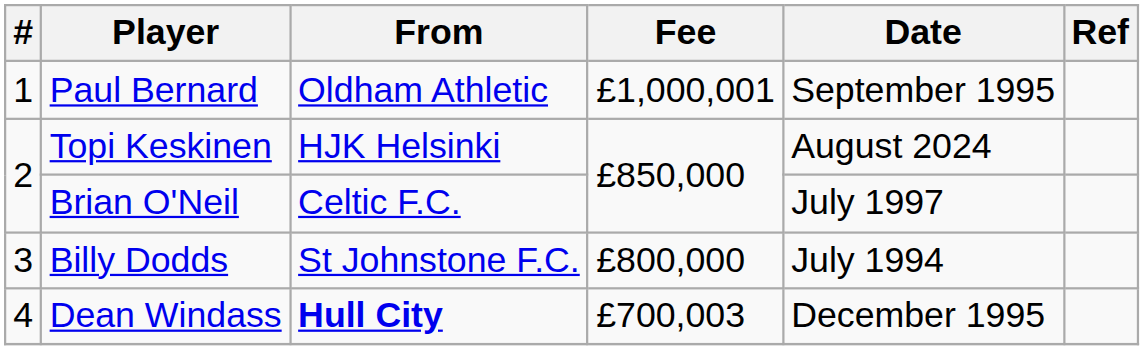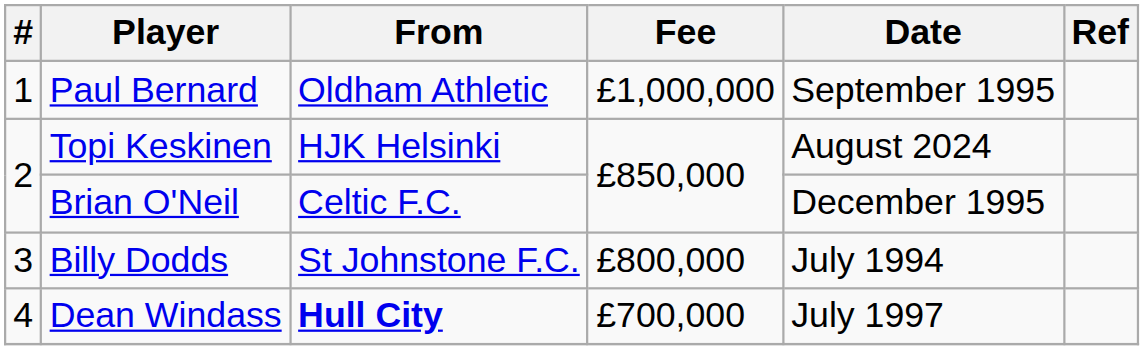(685, 89) £1,000,001 -> (685, 89) £1,000,000
(868, 202) July 1997 -> (918, 202) December 1995
(671, 315) £700,003 -> (671, 315) £700,000
(918, 315) December 1995 -> (868, 315) July 1997
